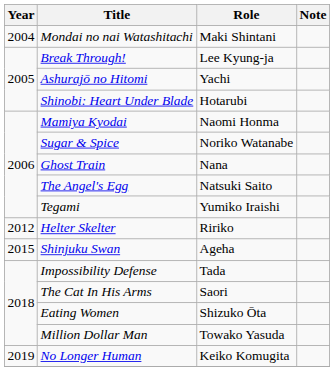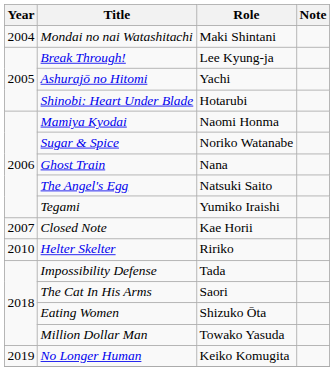+ row: (74, 228)
(21, 228) 2012 -> (21, 249) 2010
- row: (80, 249)
